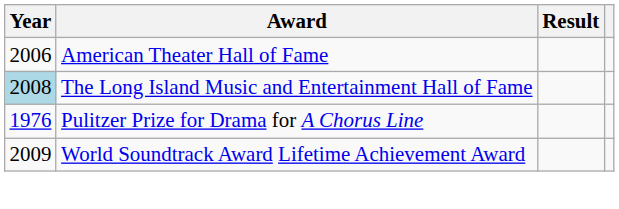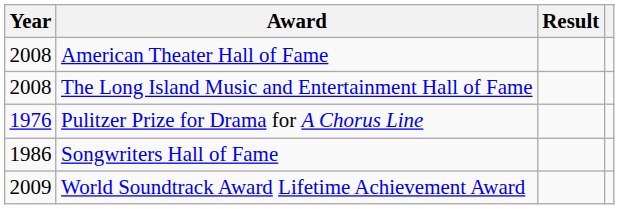(30, 54) 2006 -> (30, 54) 2008
(30, 87) lightblue background -> (30, 87) no background
+ row: (170, 154)
